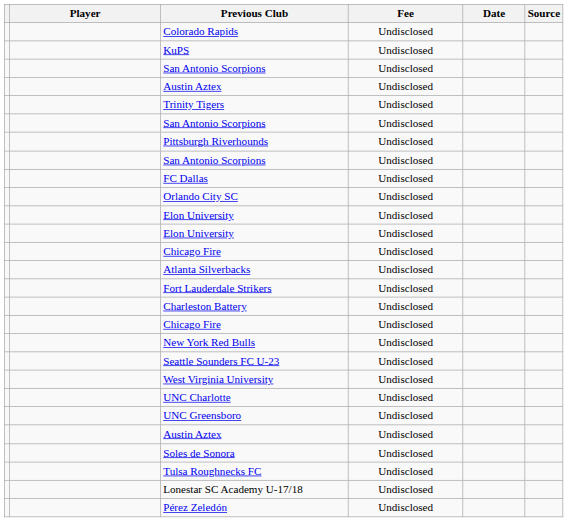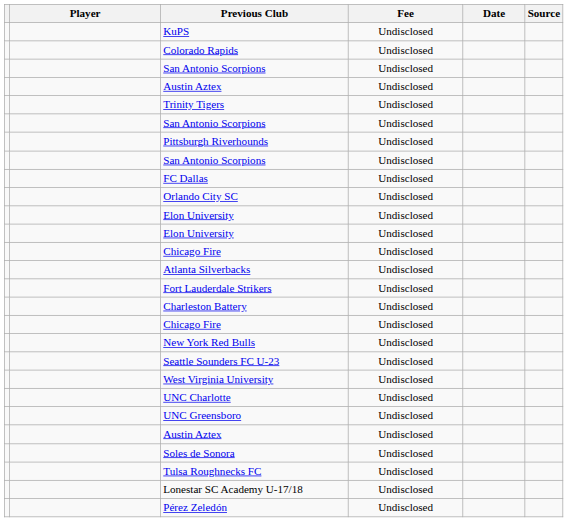rows swapped: (7, 32) <-> (7, 50)
